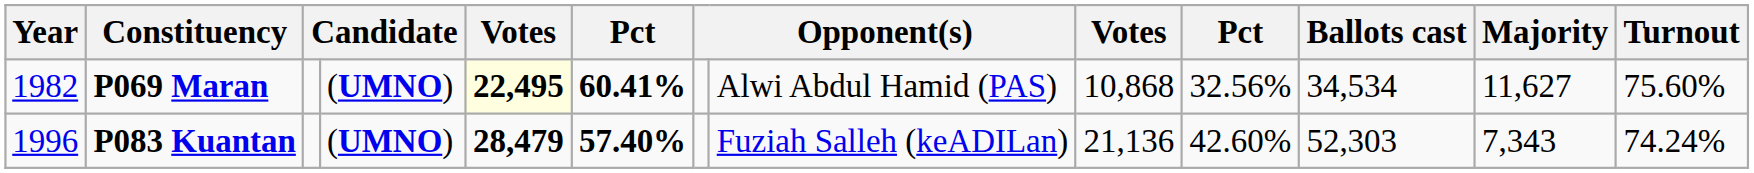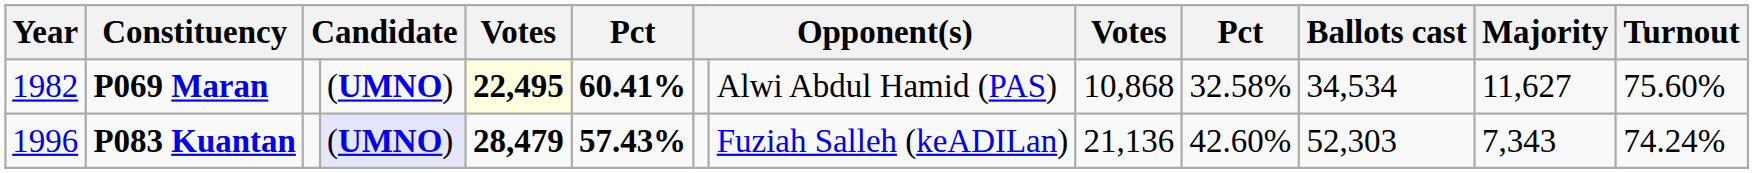(1240, 86) 32.56% -> (1240, 86) 32.58%
(390, 140) no background -> (390, 140) lavender background
(633, 140) 57.40% -> (633, 140) 57.43%
